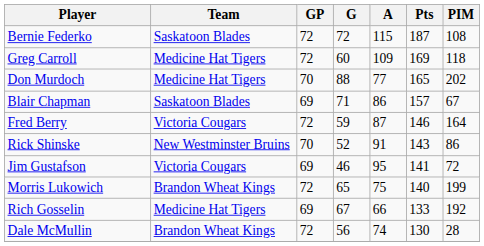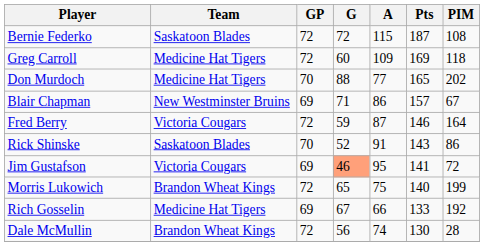(202, 101) Saskatoon Blades -> (222, 101) New Westminster Bruins
(222, 144) New Westminster Bruins -> (202, 144) Saskatoon Blades
(343, 166) no background -> (343, 166) lightsalmon background
